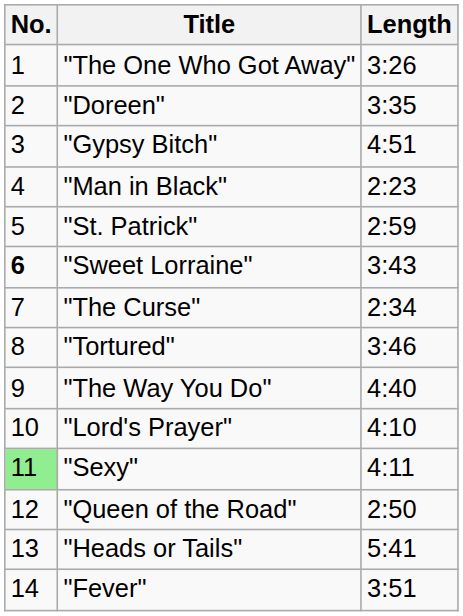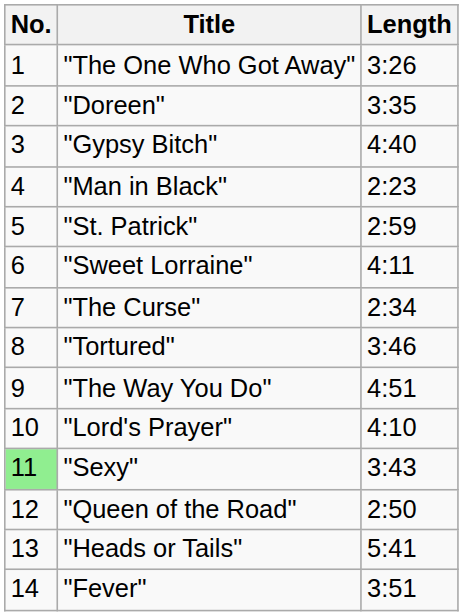(392, 145) 4:51 -> (392, 145) 4:40
(18, 266) bold -> (18, 266) normal
(392, 266) 3:43 -> (391, 266) 4:11
(392, 387) 4:40 -> (392, 387) 4:51
(391, 468) 4:11 -> (392, 468) 3:43
